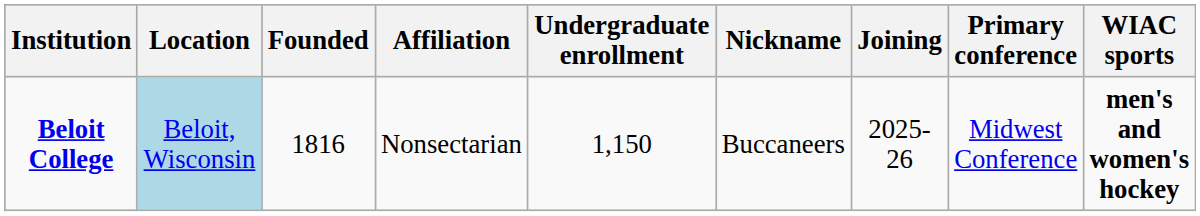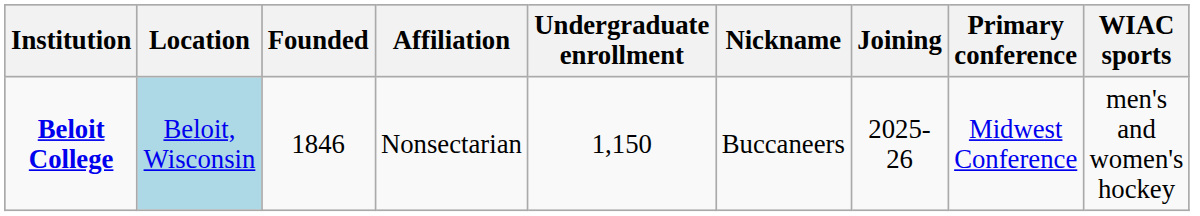(318, 143) 1816 -> (318, 143) 1846
(1139, 143) bold -> (1137, 143) normal
